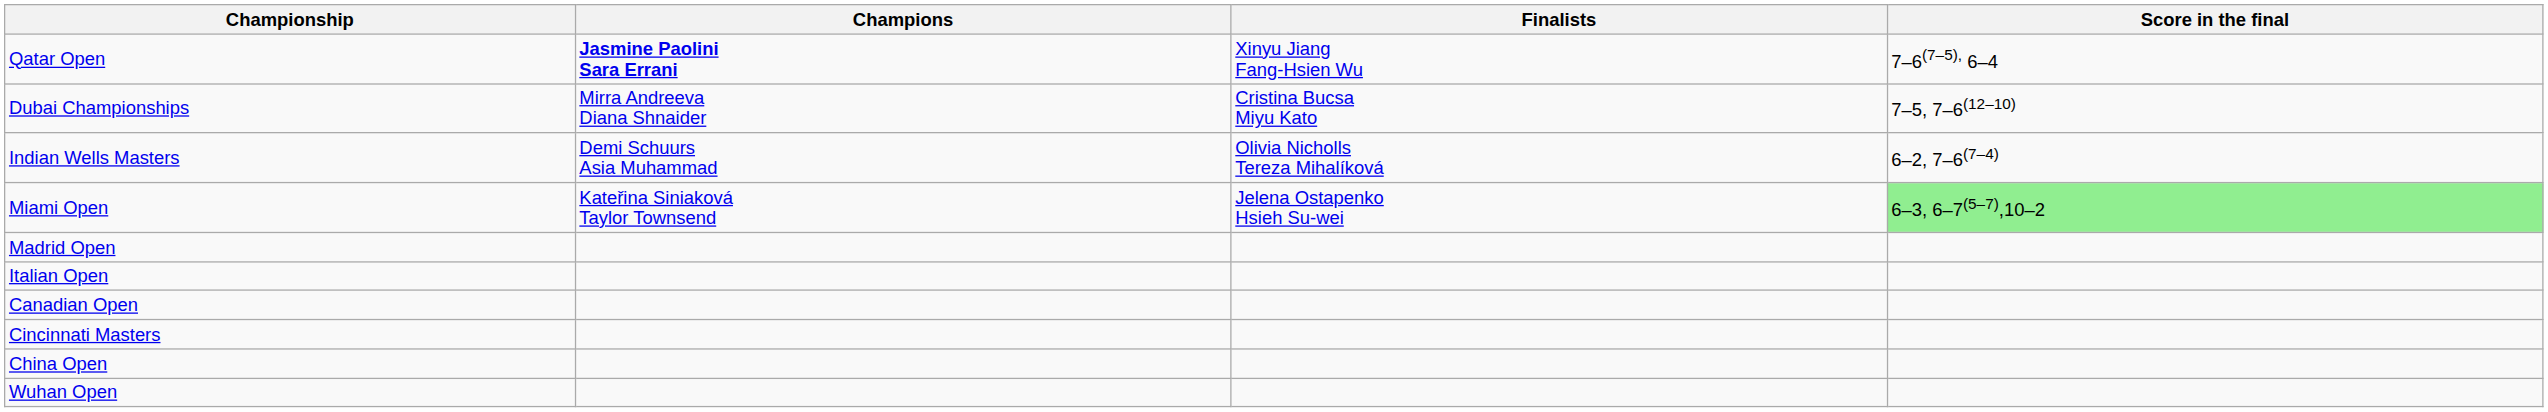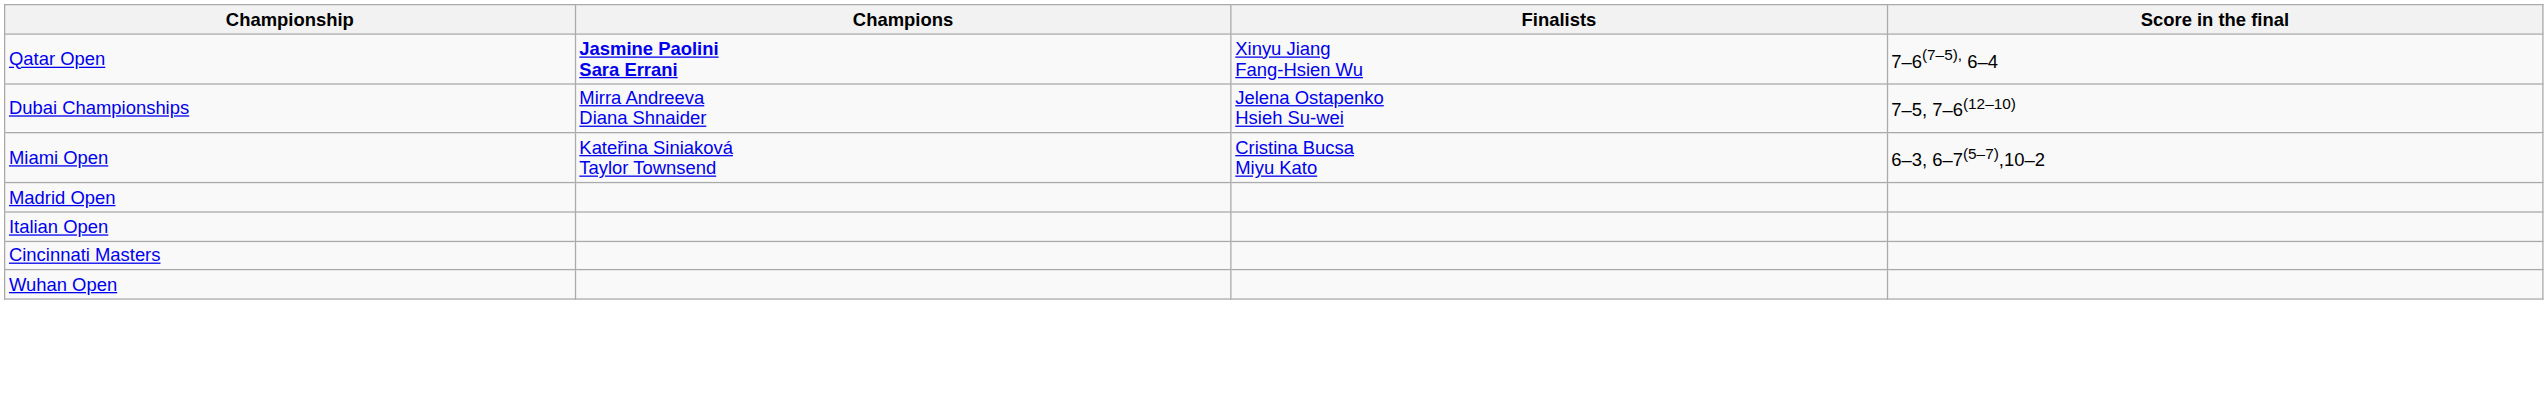(1295, 109) Cristina Bucsa Miyu Kato -> (1310, 109) Jelena Ostapenko Hsieh Su-wei
- row: (94, 158)
(1310, 208) Jelena Ostapenko Hsieh Su-wei -> (1295, 158) Cristina Bucsa Miyu Kato
(1968, 208) lightgreen background -> (1968, 158) no background
- row: (73, 305)
- row: (58, 364)
